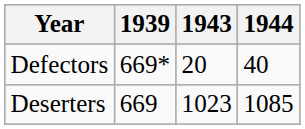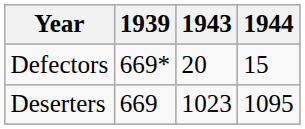(256, 64) 40 -> (256, 64) 15
(269, 104) 1085 -> (269, 104) 1095
